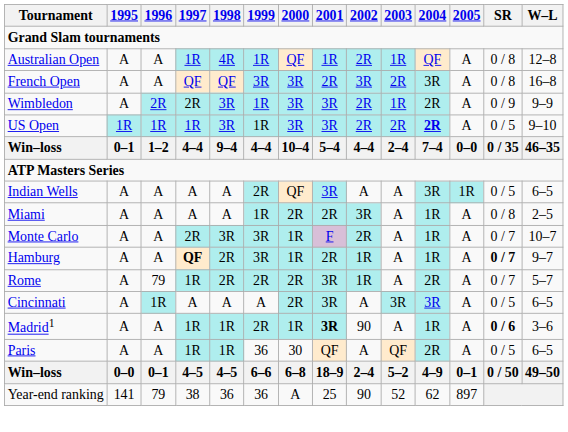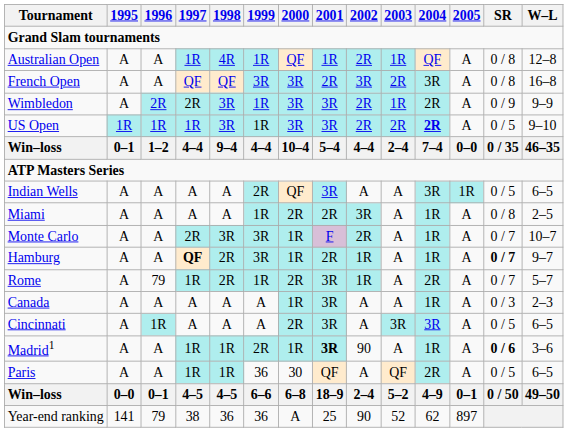(261, 280) 2R -> (261, 280) 1R
+ row: (29, 302)
